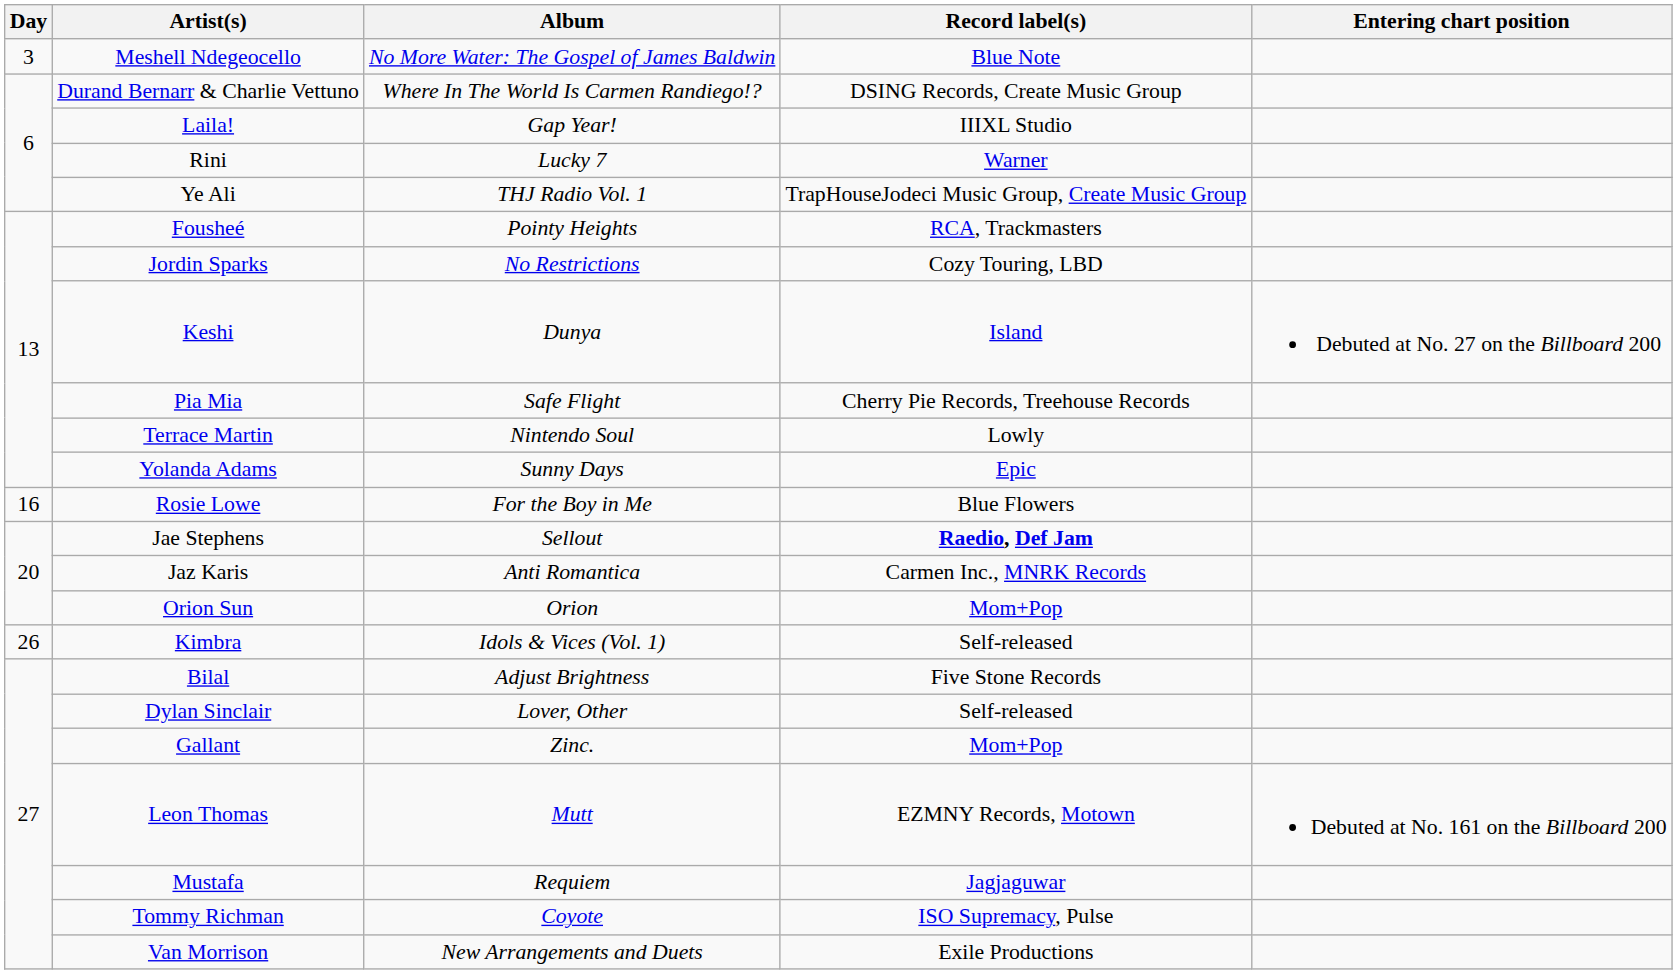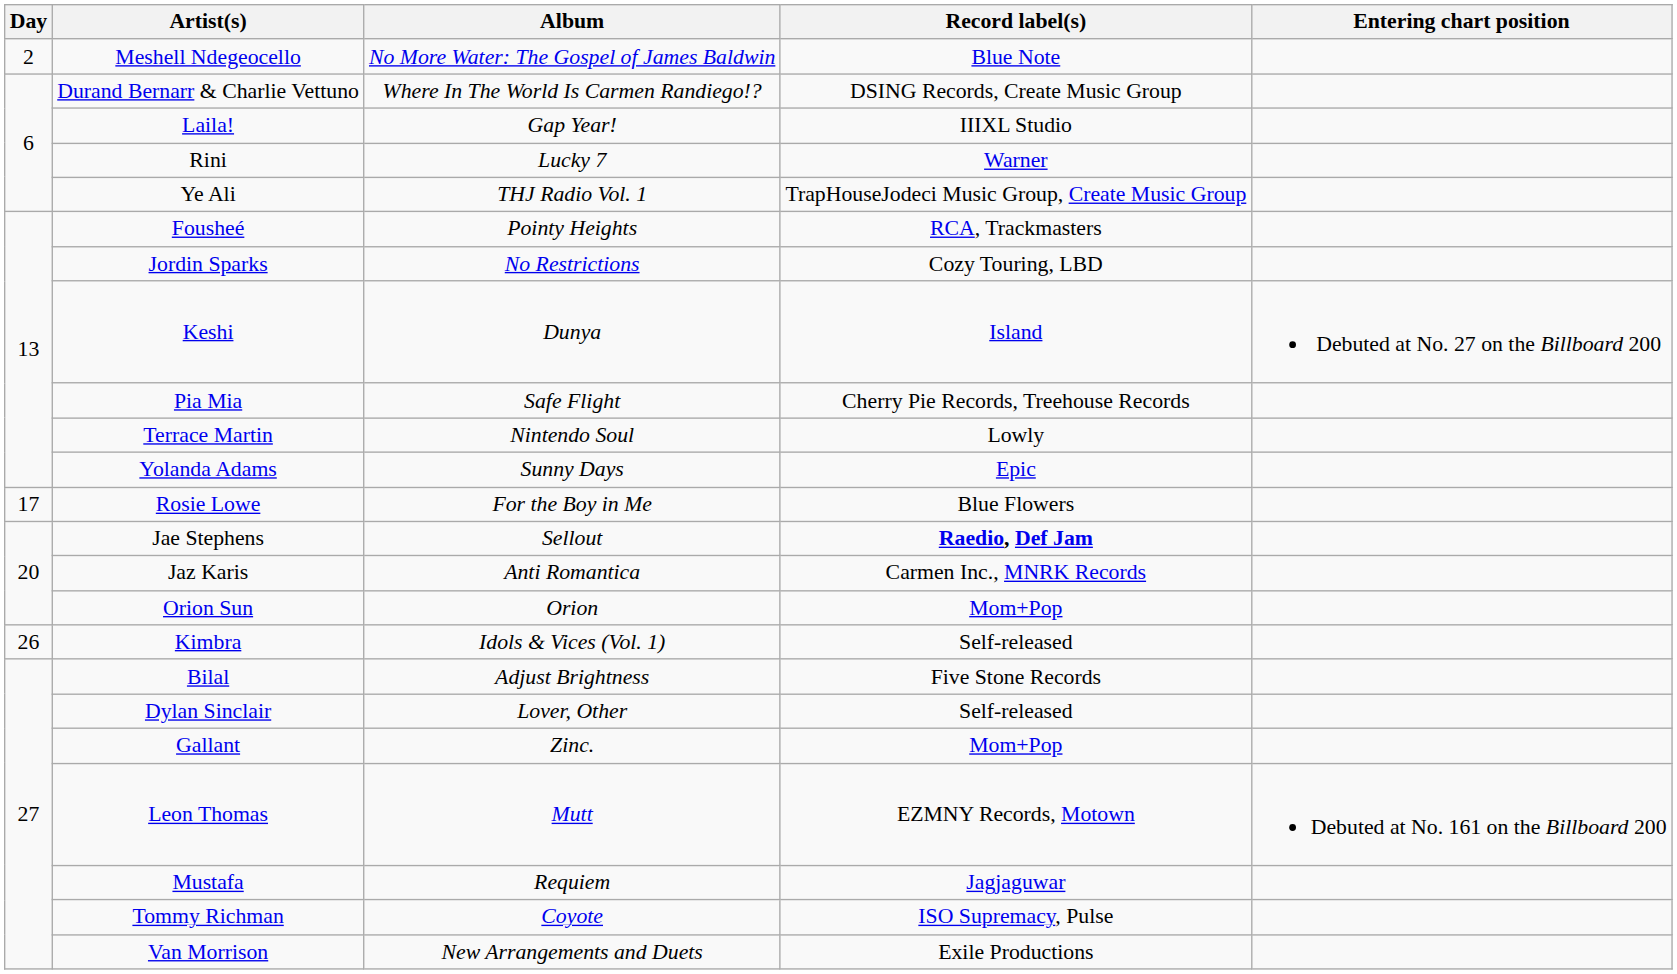(28, 56) 3 -> (28, 56) 2
(28, 503) 16 -> (28, 503) 17
